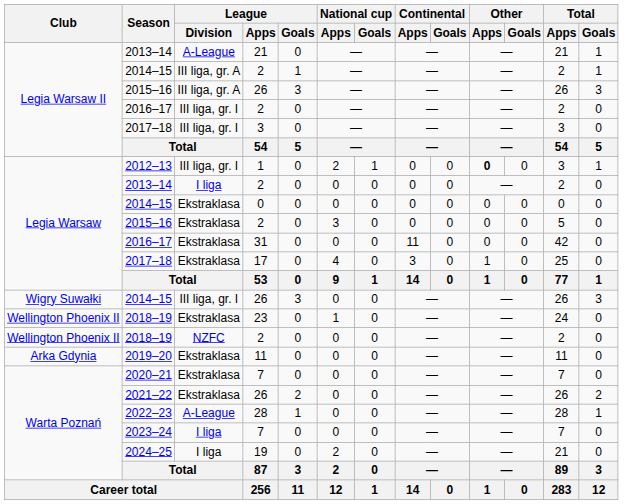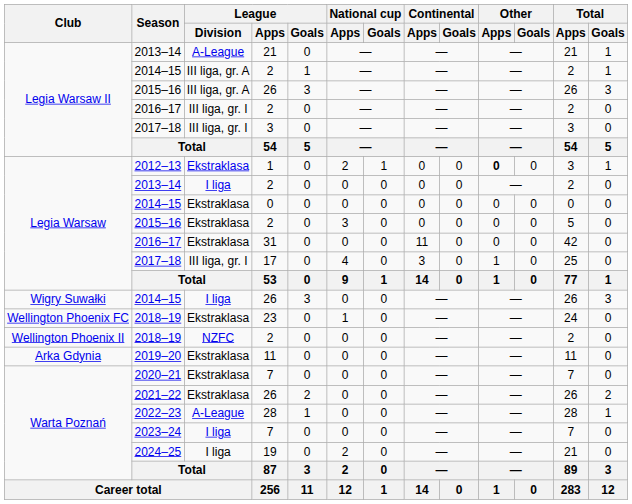(209, 166) III liga, gr. I -> (218, 166) Ekstraklasa
(209, 261) Ekstraklasa -> (218, 261) III liga, gr. I
(209, 299) III liga, gr. I -> (218, 299) I liga
(63, 318) Wellington Phoenix II -> (68, 318) Wellington Phoenix FC
